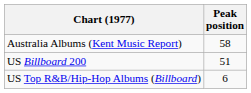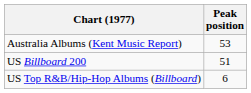(225, 43) 58 -> (225, 43) 53
